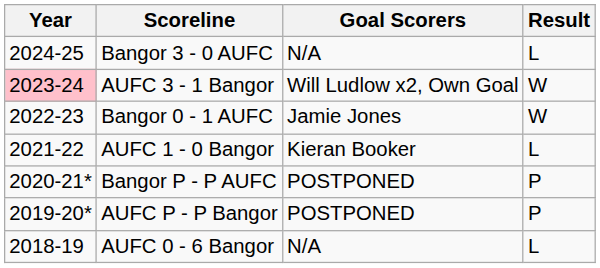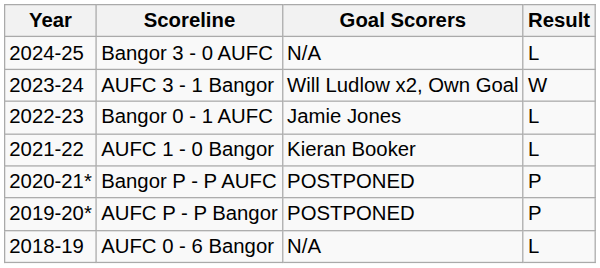(47, 85) pink background -> (47, 85) no background
(538, 117) W -> (534, 117) L
